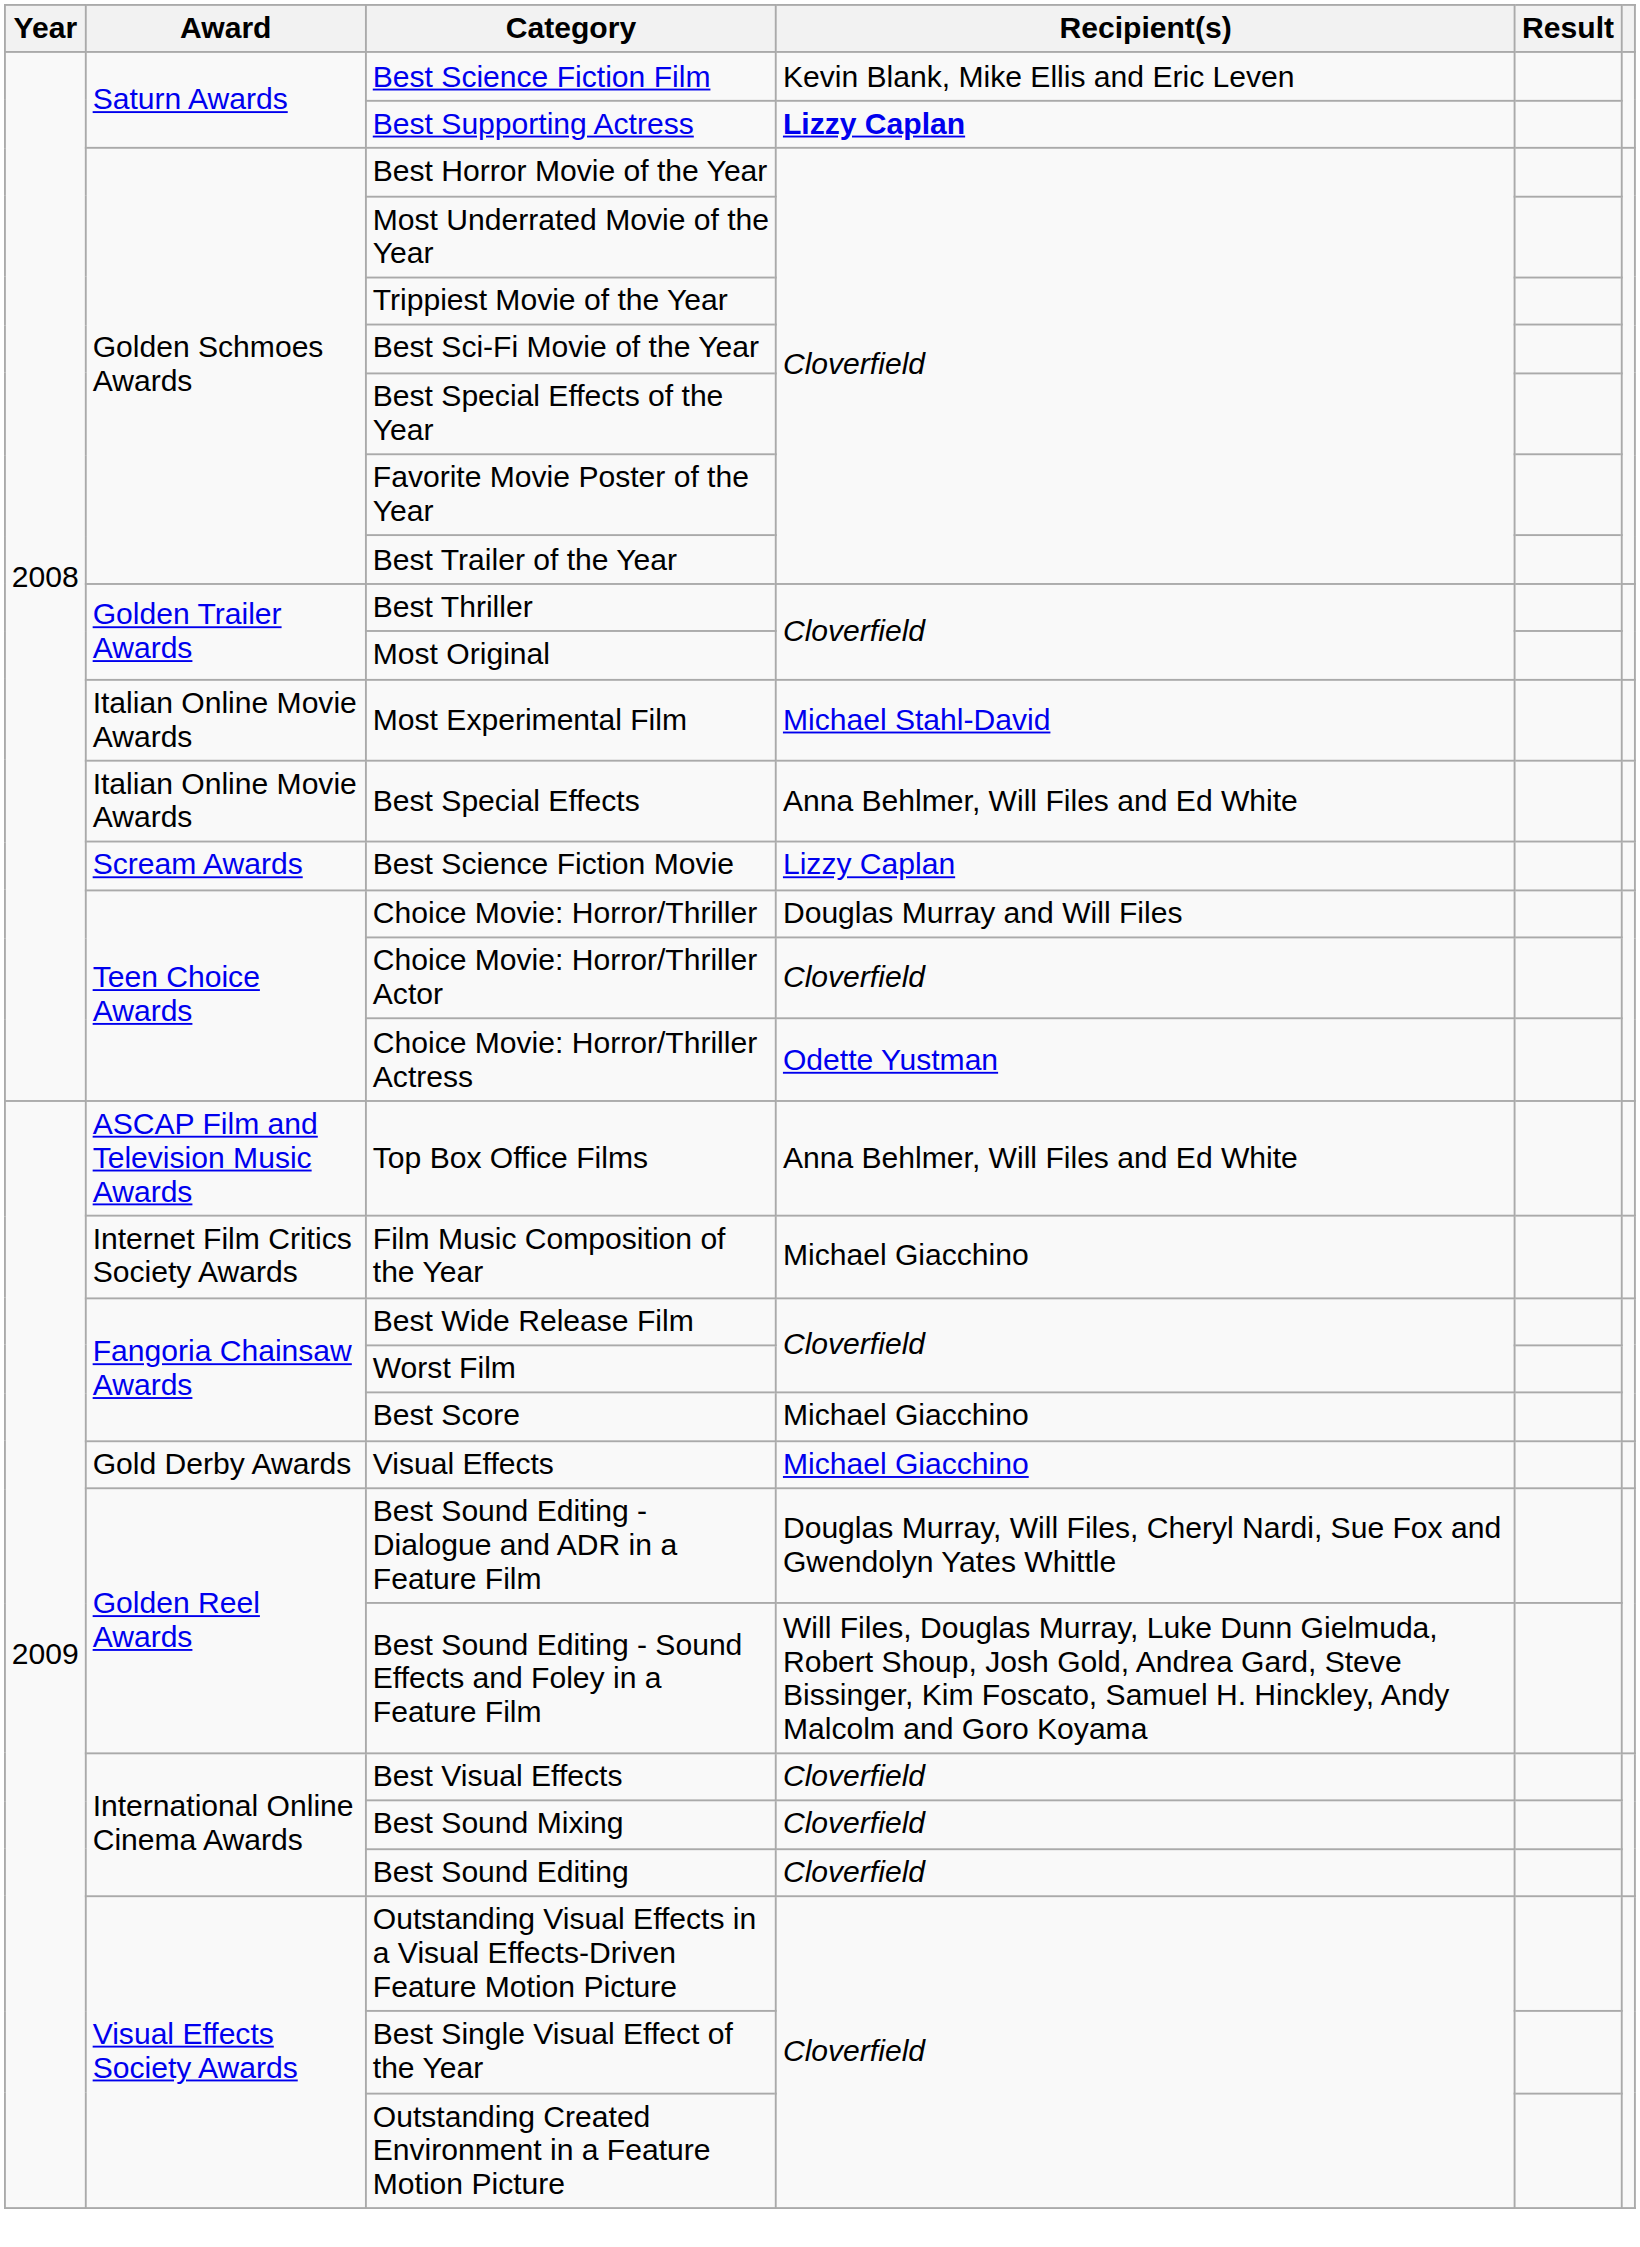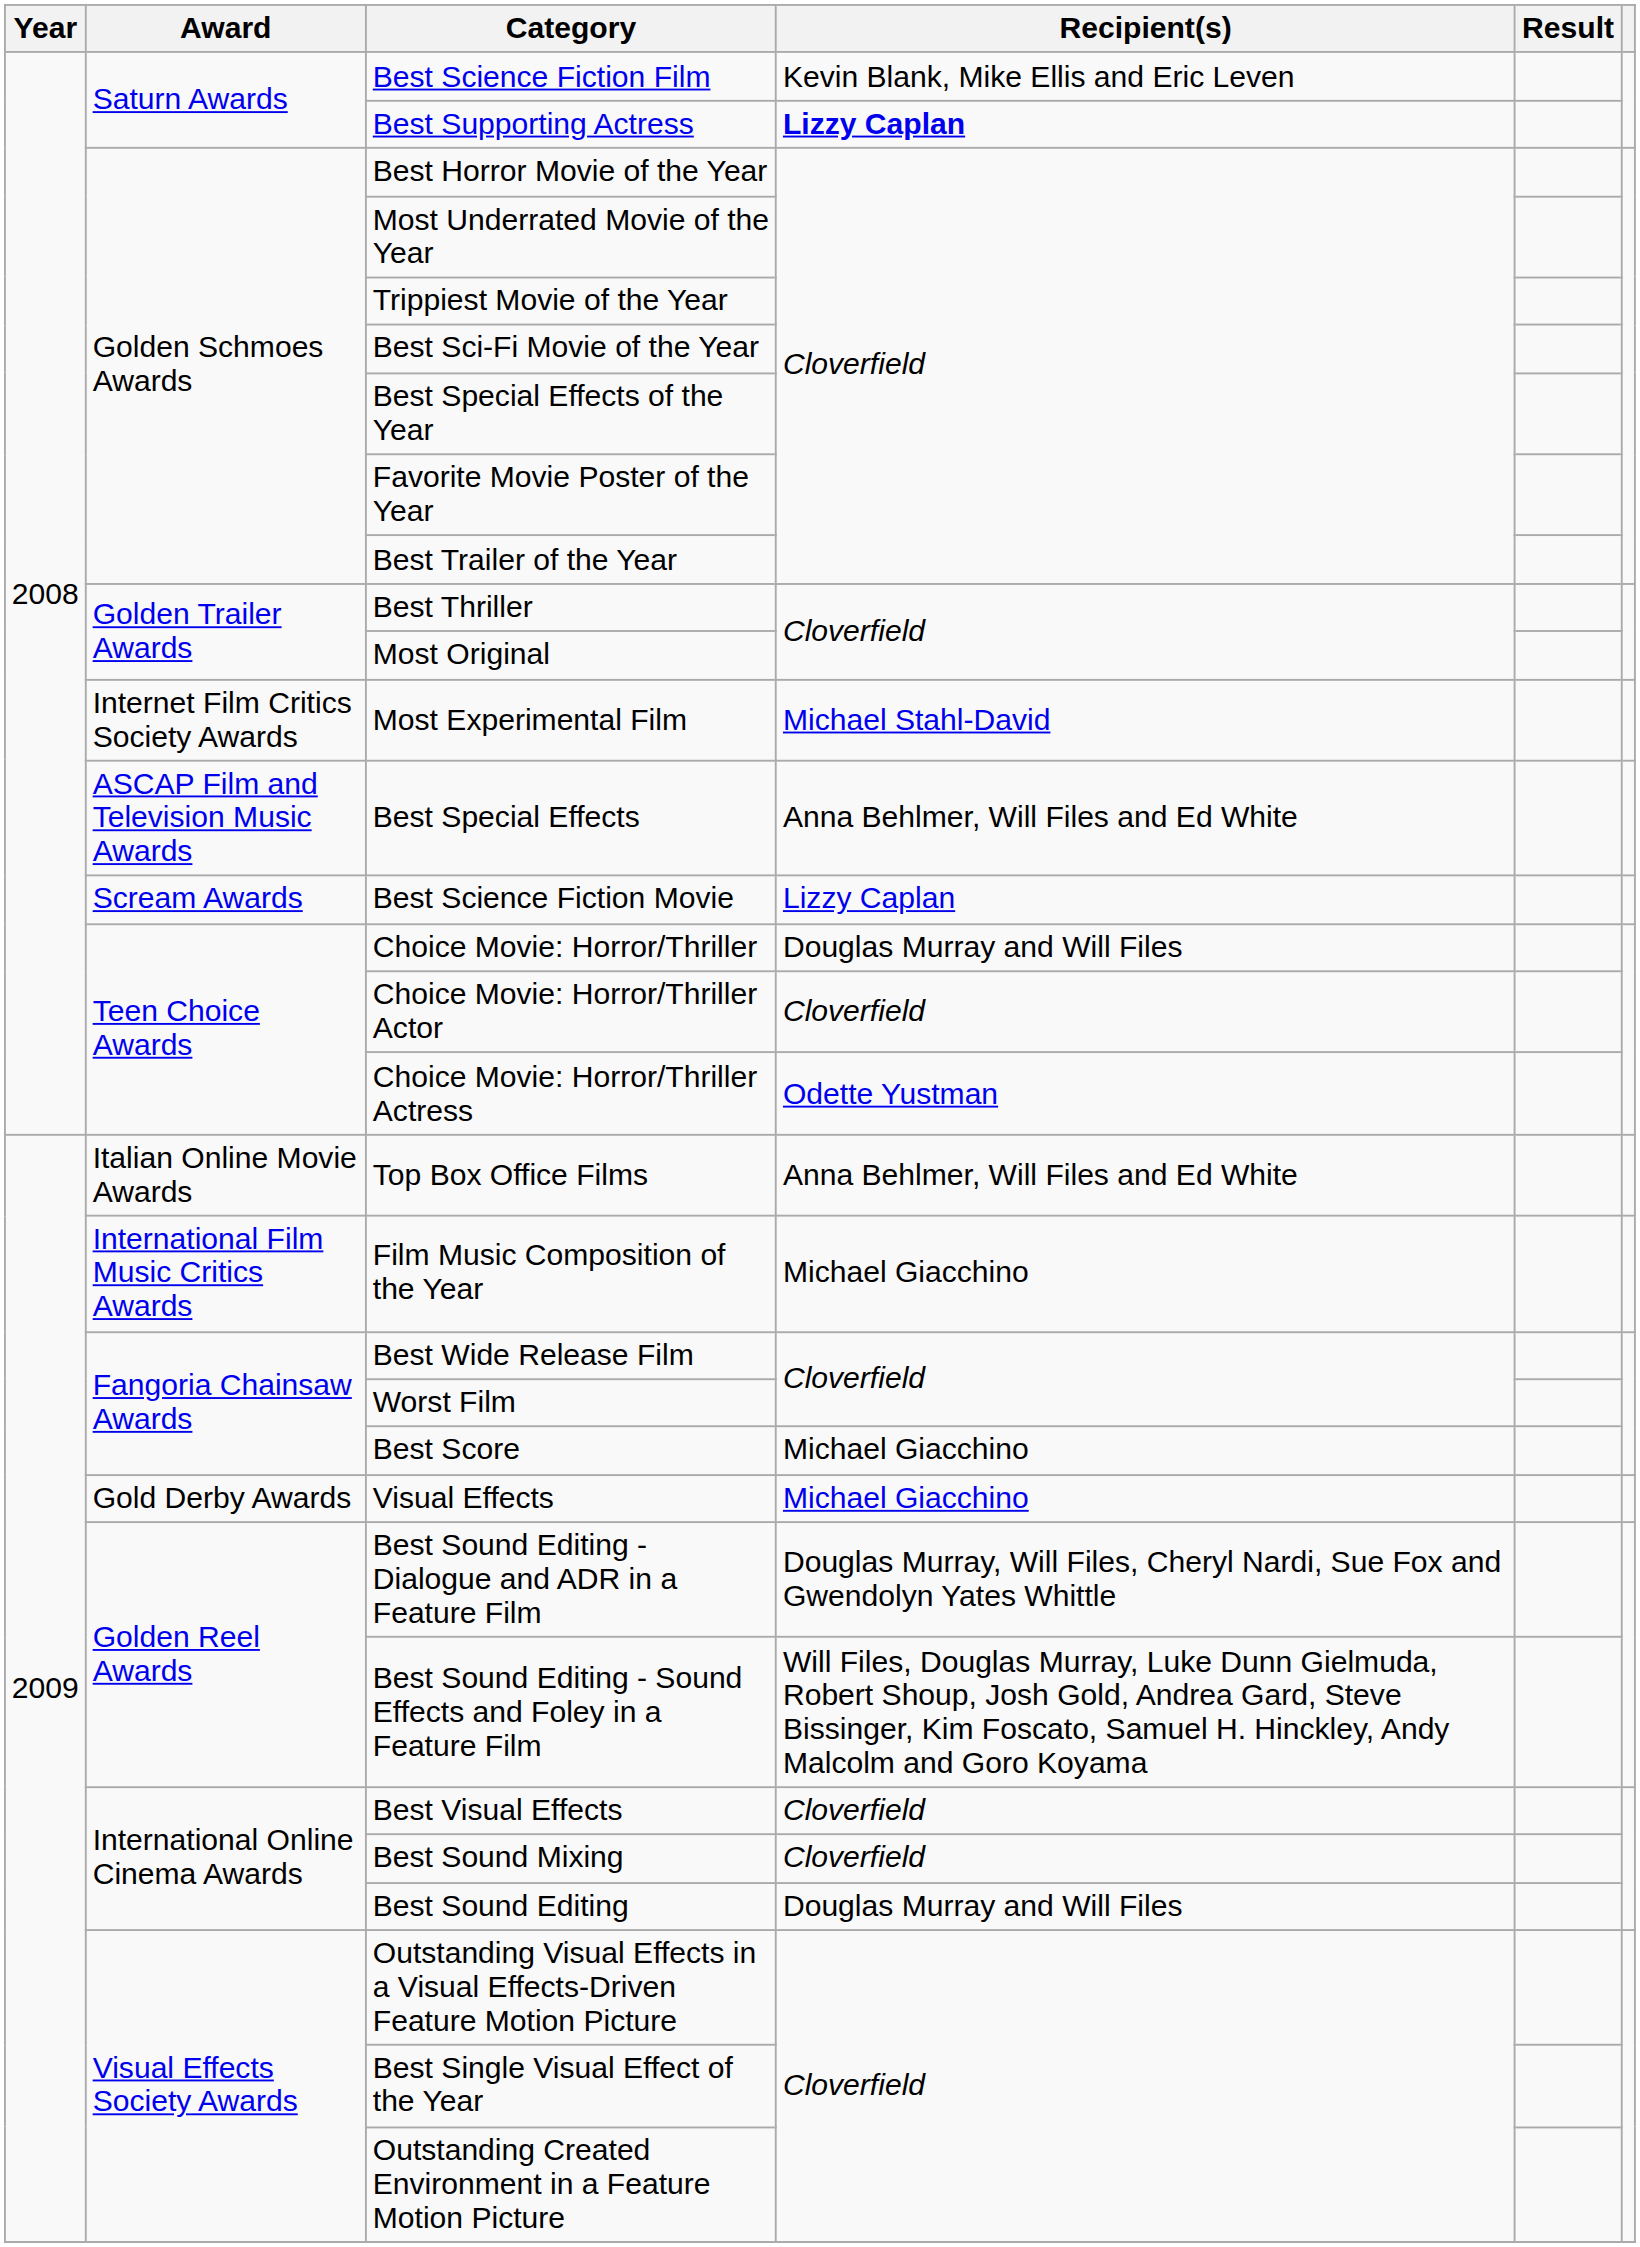(225, 719) Italian Online Movie Awards -> (222, 719) Internet Film Critics Society Awards
(225, 800) Italian Online Movie Awards -> (205, 817) ASCAP Film and Television Music Awards
(205, 1157) ASCAP Film and Television Music Awards -> (225, 1174) Italian Online Movie Awards
(222, 1256) Internet Film Critics Society Awards -> (208, 1273) International Film Music Critics Awards
(854, 1871) Cloverfield -> (983, 1905) Douglas Murray and Will Files
